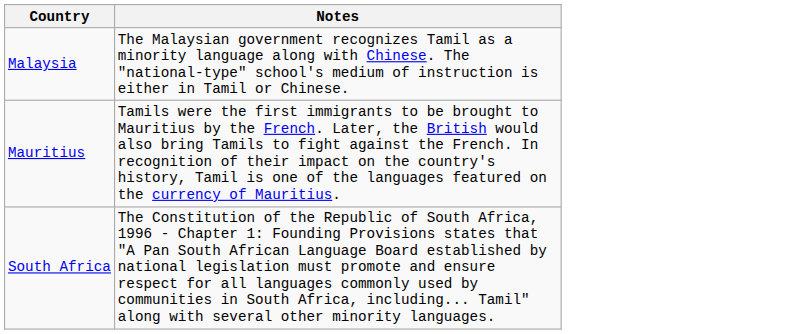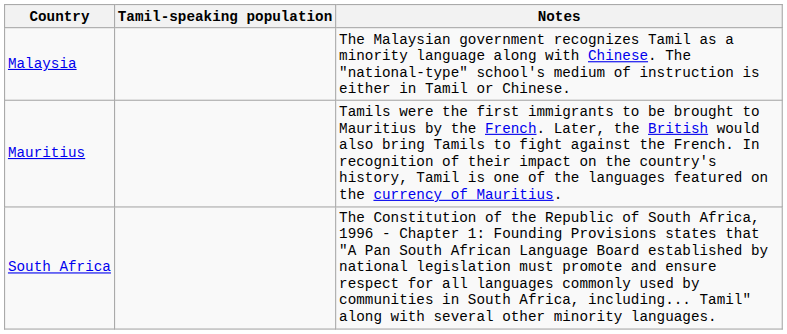+ column: (225, 16)
